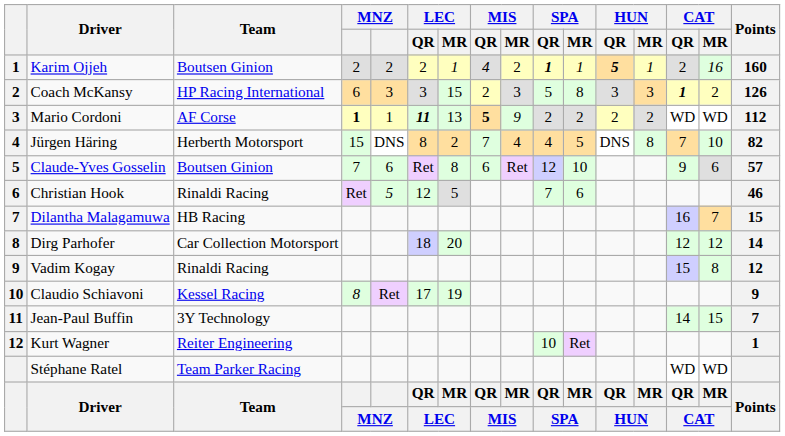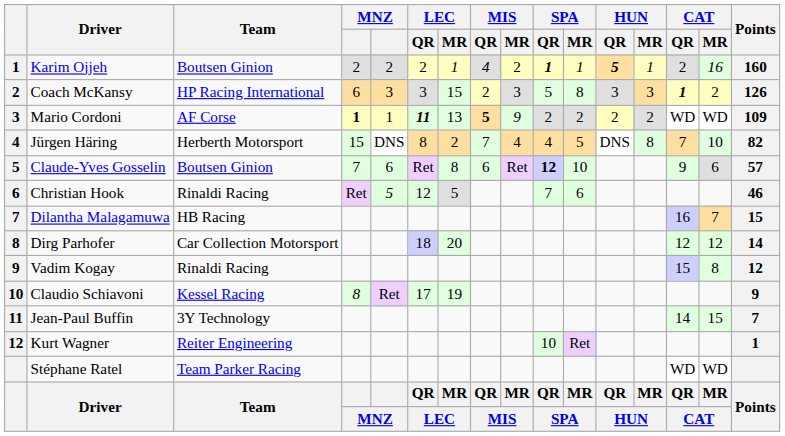(755, 117) 112 -> (755, 117) 109
(548, 167) normal -> (548, 167) bold
